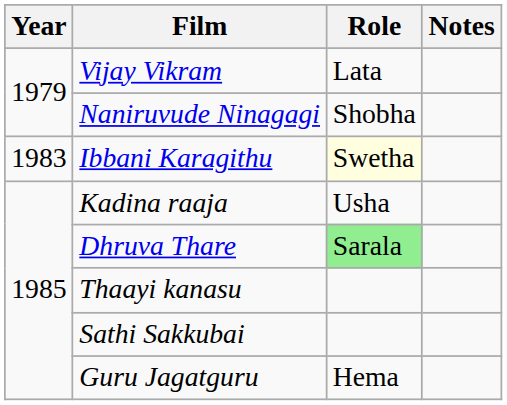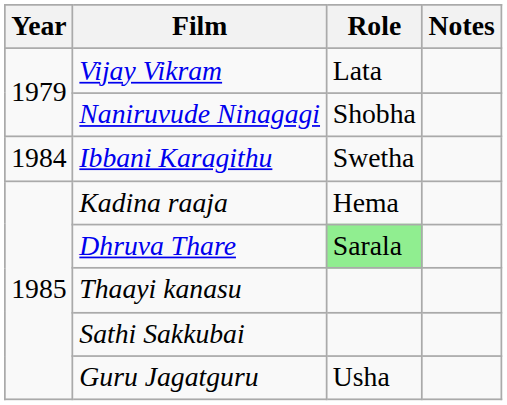(39, 158) 1983 -> (39, 158) 1984
(374, 158) lightyellow background -> (374, 158) no background
(361, 202) Usha -> (366, 202) Hema
(366, 377) Hema -> (361, 377) Usha
